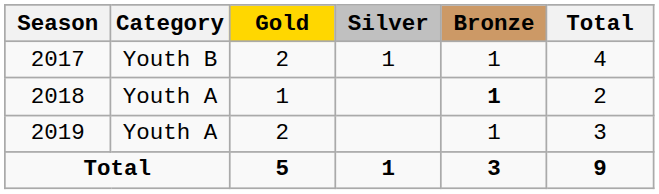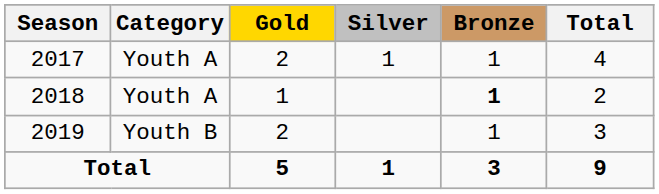(170, 60) Youth B -> (170, 60) Youth A
(170, 133) Youth A -> (170, 133) Youth B
